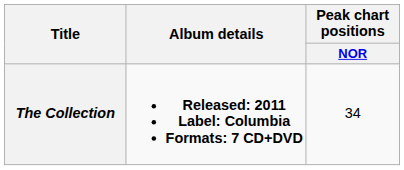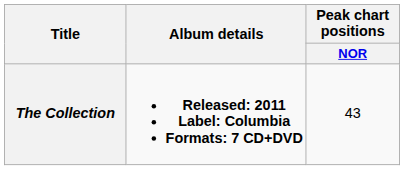(353, 114) 34 -> (353, 114) 43
